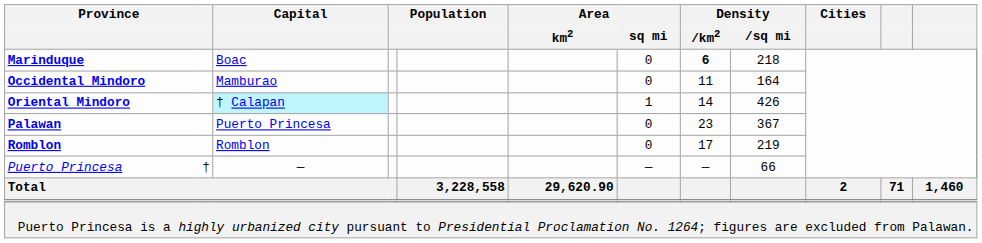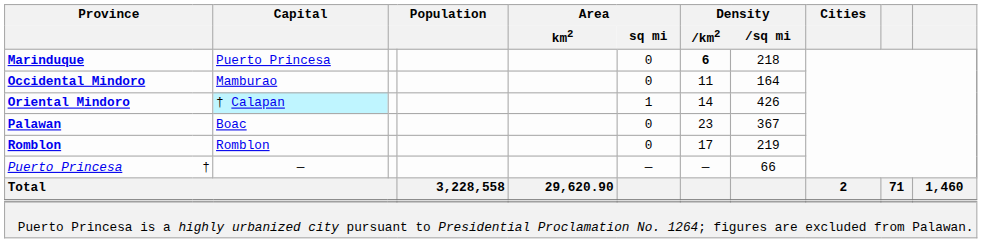(231, 60) Boac -> (273, 60) Puerto Princesa
(273, 124) Puerto Princesa -> (231, 124) Boac
